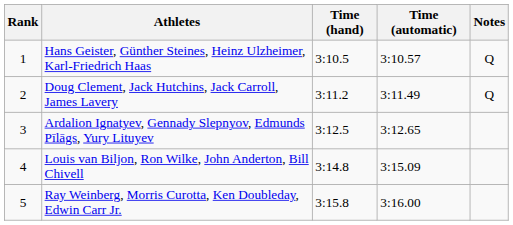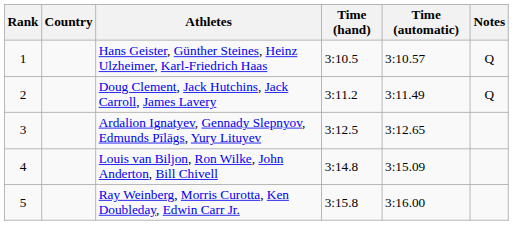+ column: (69, 22)
